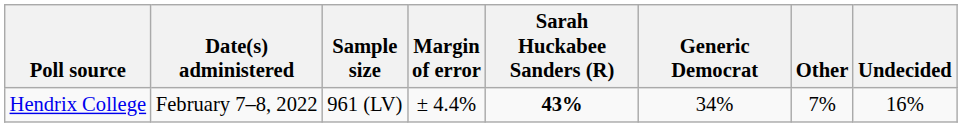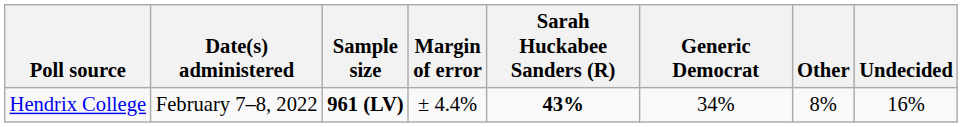(365, 104) normal -> (365, 104) bold
(822, 104) 7% -> (823, 104) 8%
